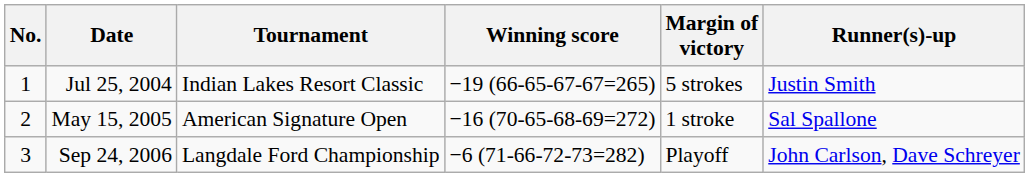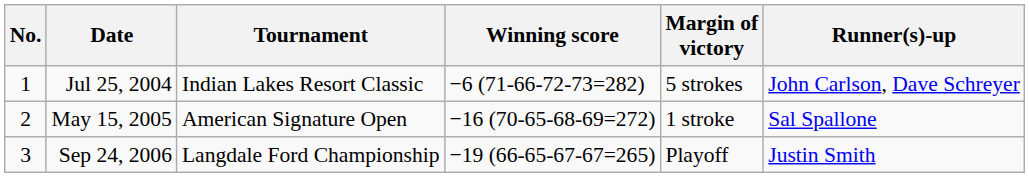(552, 83) −19 (66-65-67-67=265) -> (547, 83) −6 (71-66-72-73=282)
(822, 83) Justin Smith -> (894, 83) John Carlson, Dave Schreyer
(547, 154) −6 (71-66-72-73=282) -> (552, 154) −19 (66-65-67-67=265)
(894, 154) John Carlson, Dave Schreyer -> (822, 154) Justin Smith
